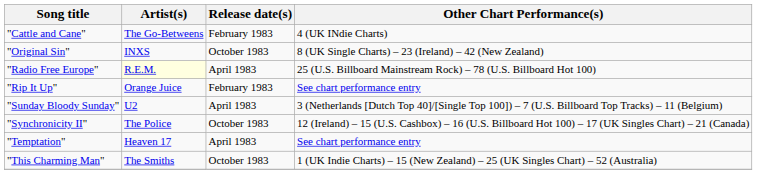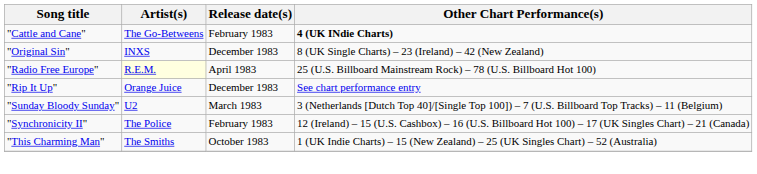(342, 33) normal -> (345, 33) bold
(238, 51) October 1983 -> (243, 51) December 1983
(241, 88) February 1983 -> (243, 88) December 1983
(232, 106) April 1983 -> (235, 106) March 1983
(238, 124) October 1983 -> (241, 124) February 1983
- row: (36, 142)
